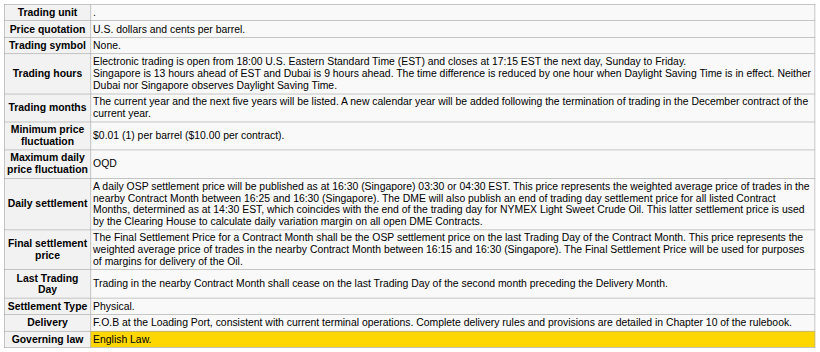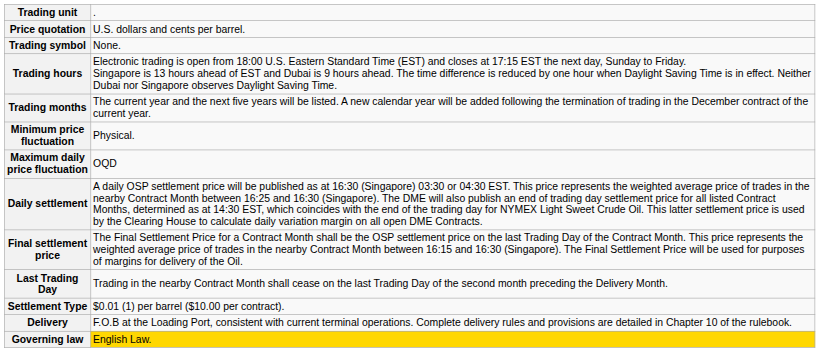(189, 136) $0.01 (1) per barrel ($10.00 per contract). -> (114, 136) Physical.
(114, 306) Physical. -> (189, 306) $0.01 (1) per barrel ($10.00 per contract).
